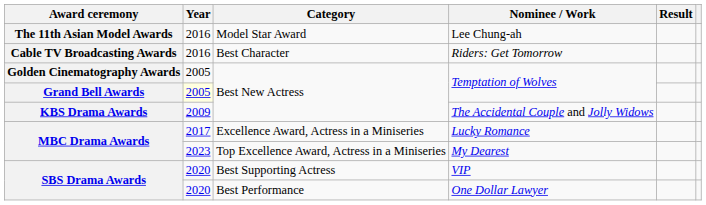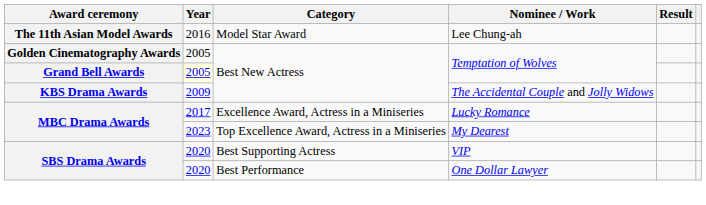- row: (94, 53)
